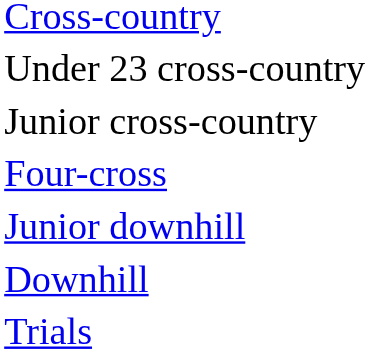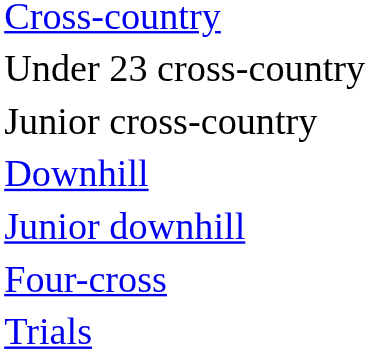rows swapped: (76, 278) <-> (86, 173)
